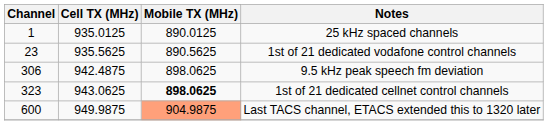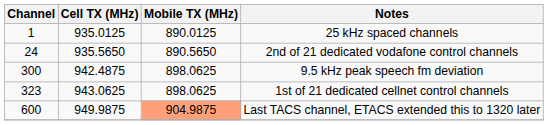- row: (392, 52)
+ row: (392, 52)
(31, 71) 306 -> (31, 71) 300
(191, 91) bold -> (191, 91) normal
